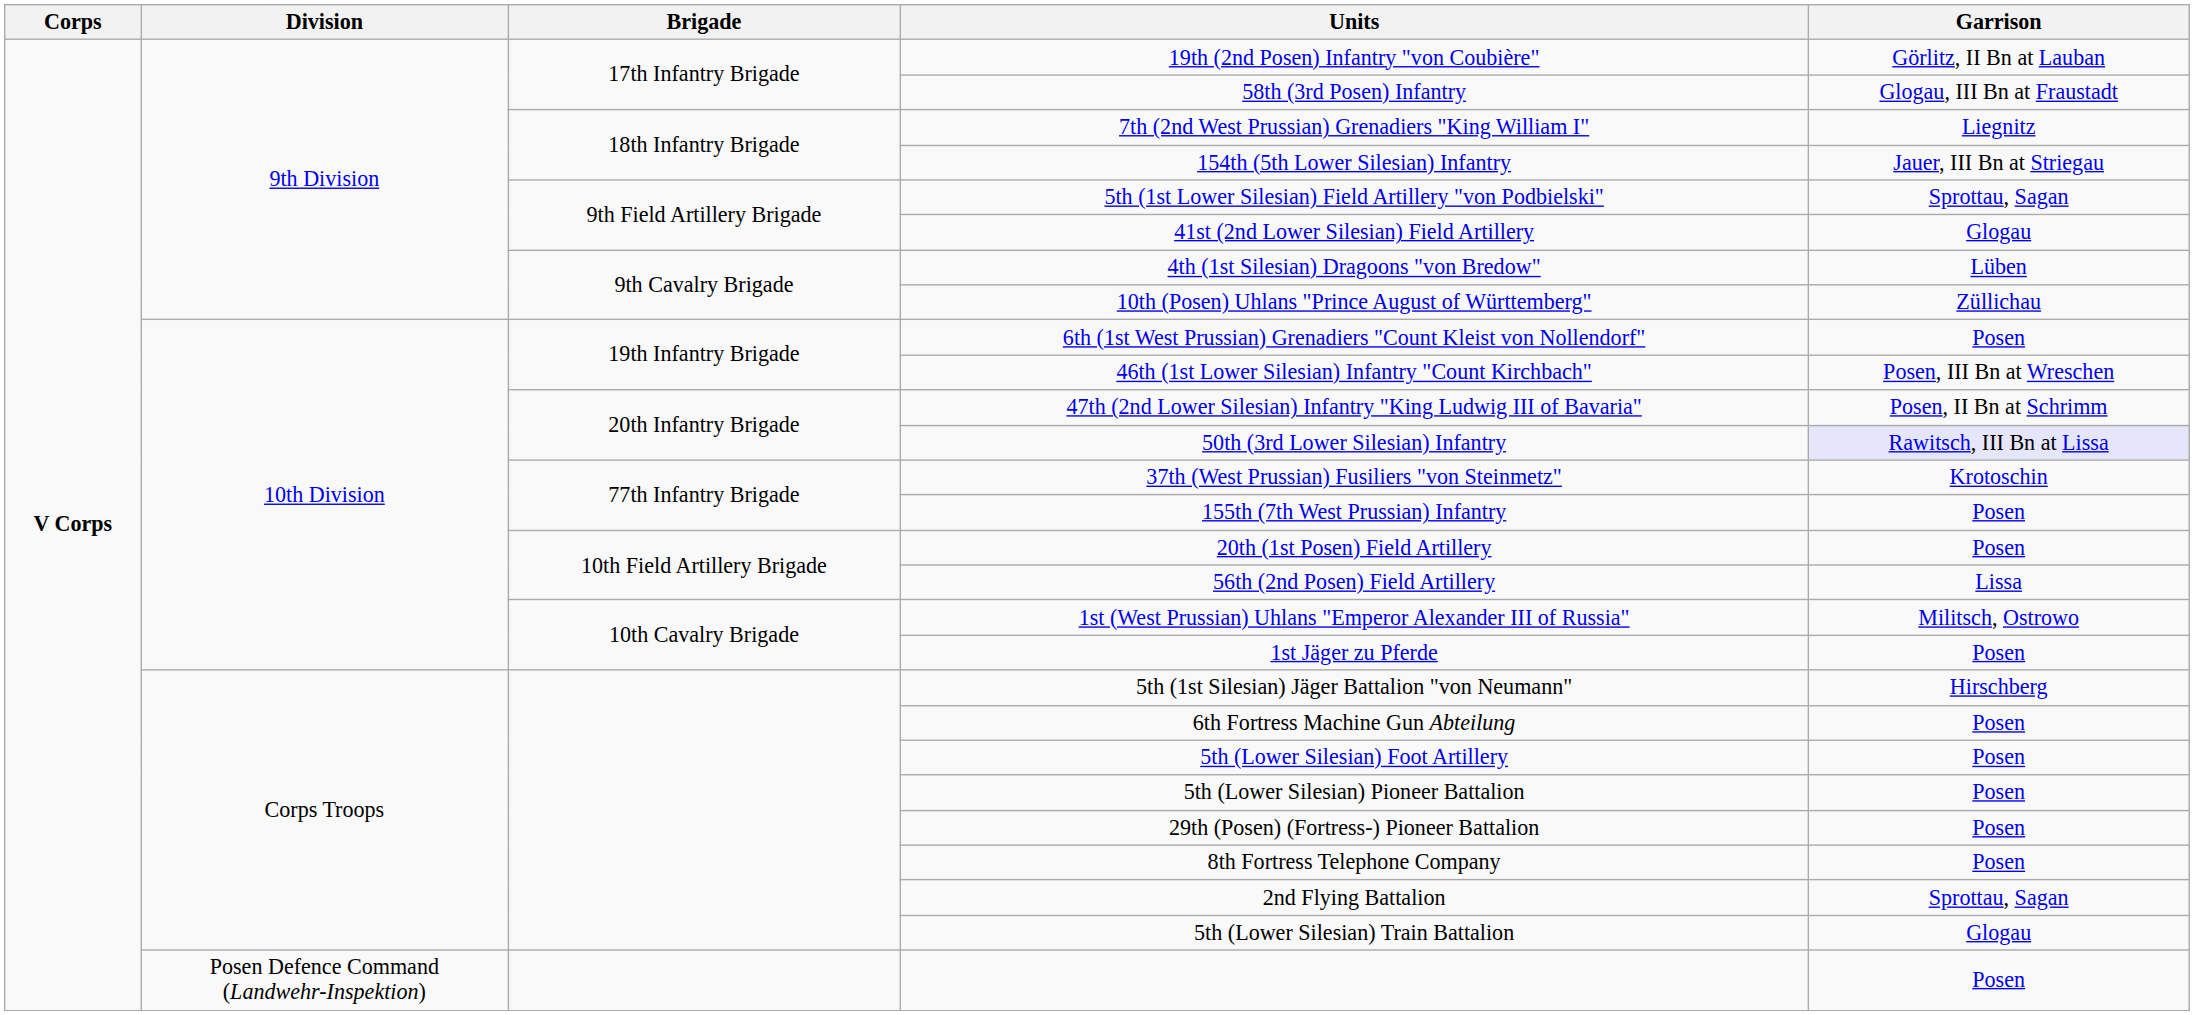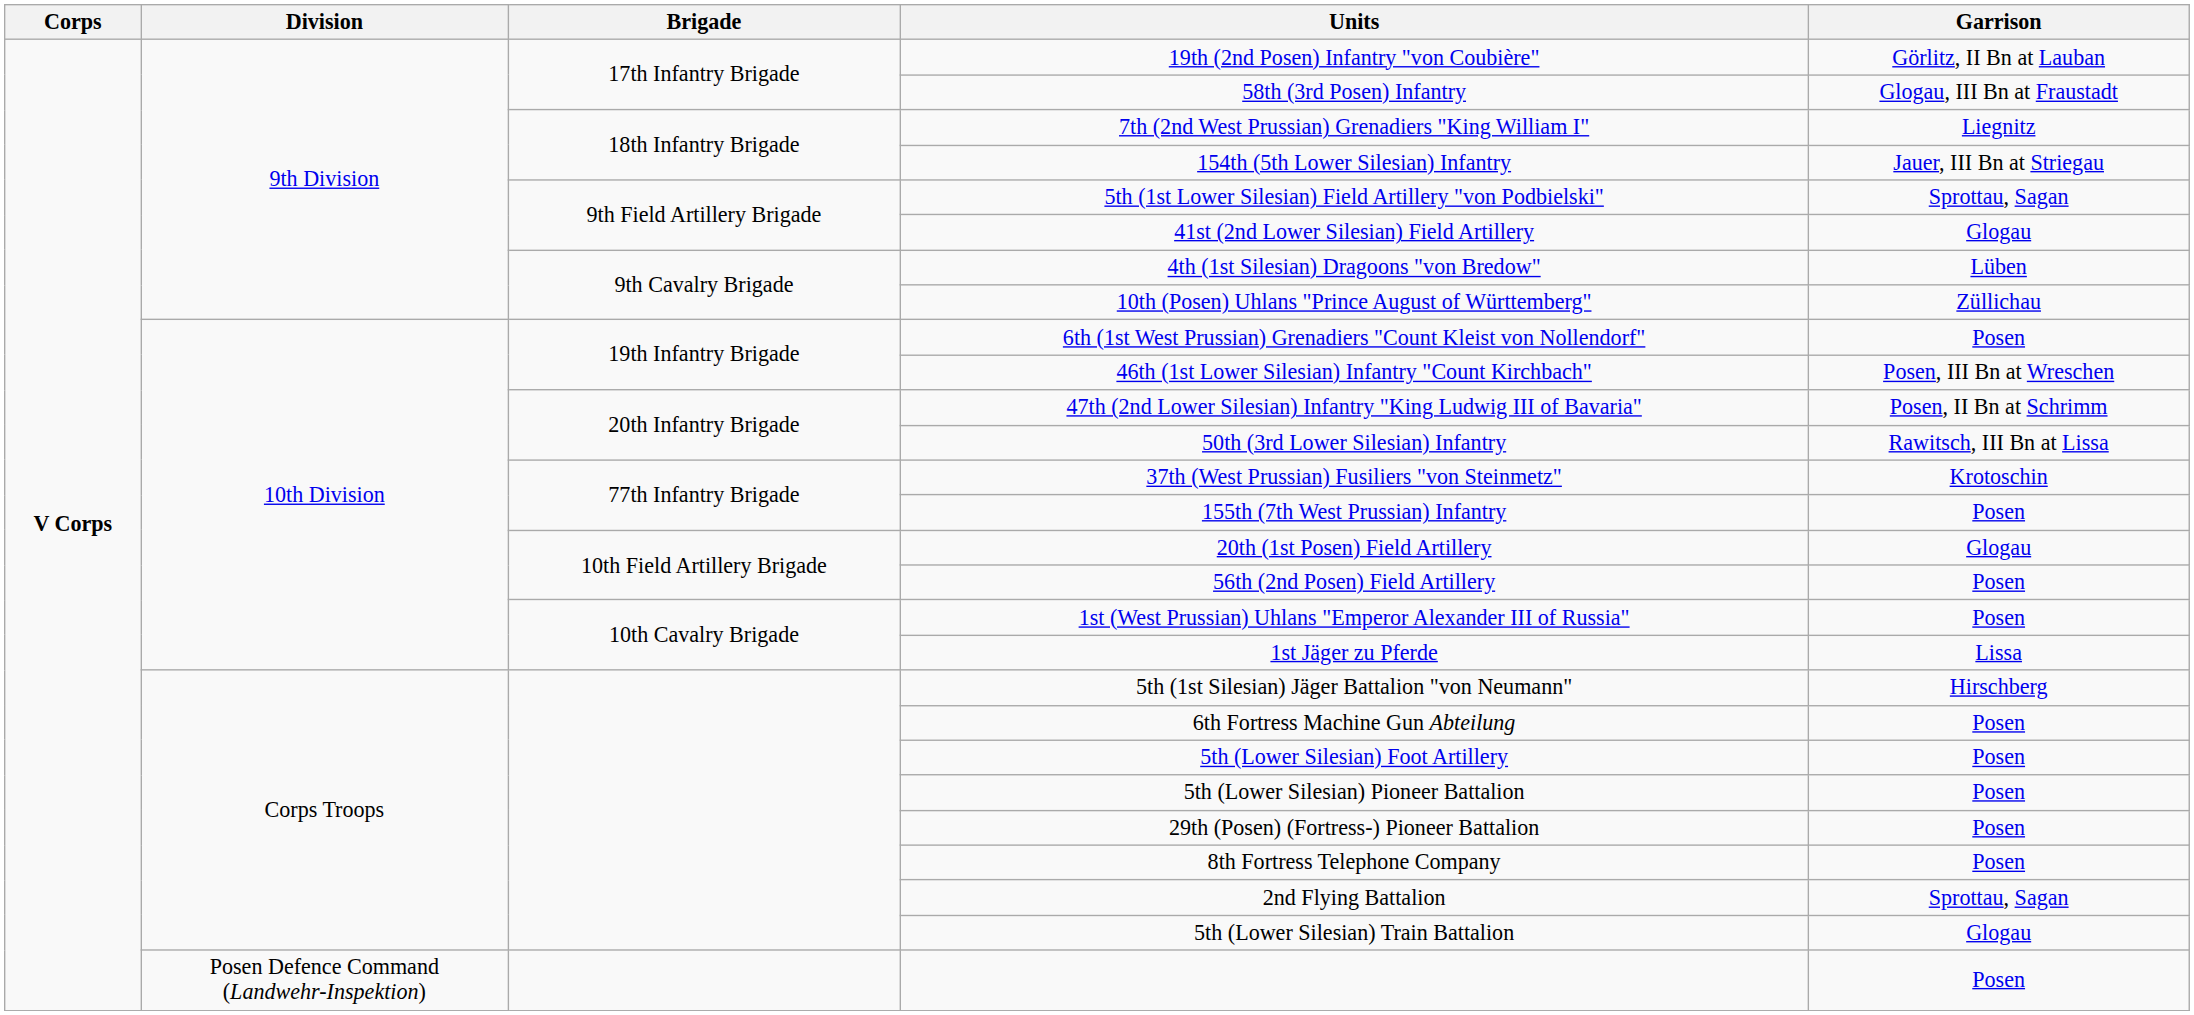(1999, 442) lavender background -> (1999, 442) no background
(1999, 547) Posen -> (1999, 547) Glogau
(1999, 582) Lissa -> (1999, 582) Posen
(1999, 617) Militsch, Ostrowo -> (1999, 617) Posen
(1999, 652) Posen -> (1999, 652) Lissa
